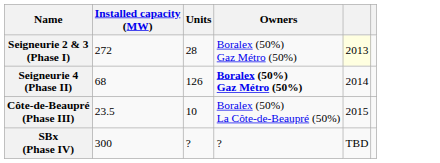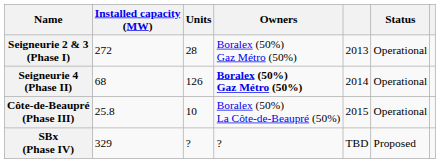+ column: (400, 19)
(357, 50) lightyellow background -> (357, 50) no background
(105, 112) 23.5 -> (105, 112) 25.8
(103, 143) 300 -> (103, 143) 329
